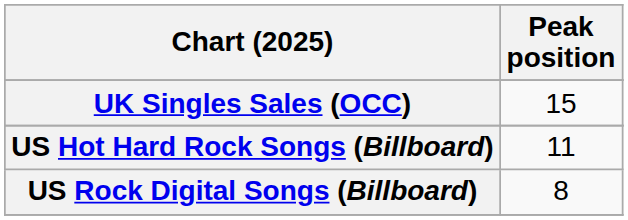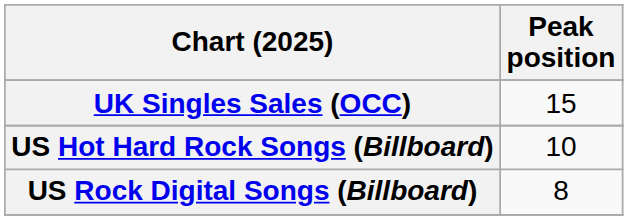(561, 147) 11 -> (561, 147) 10
